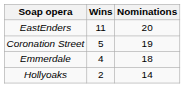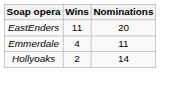- row: (45, 43)
(147, 59) 18 -> (123, 43) 11
